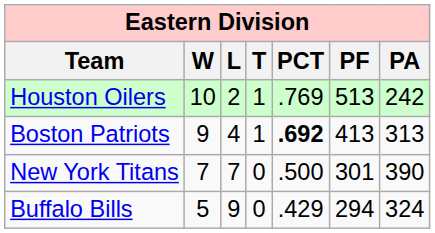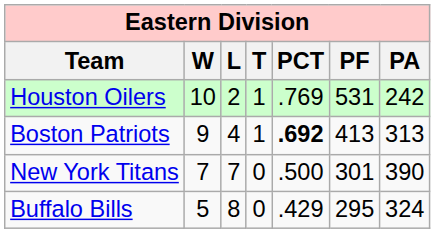(355, 97) 513 -> (355, 97) 531
(234, 209) 9 -> (234, 209) 8
(355, 209) 294 -> (355, 209) 295
